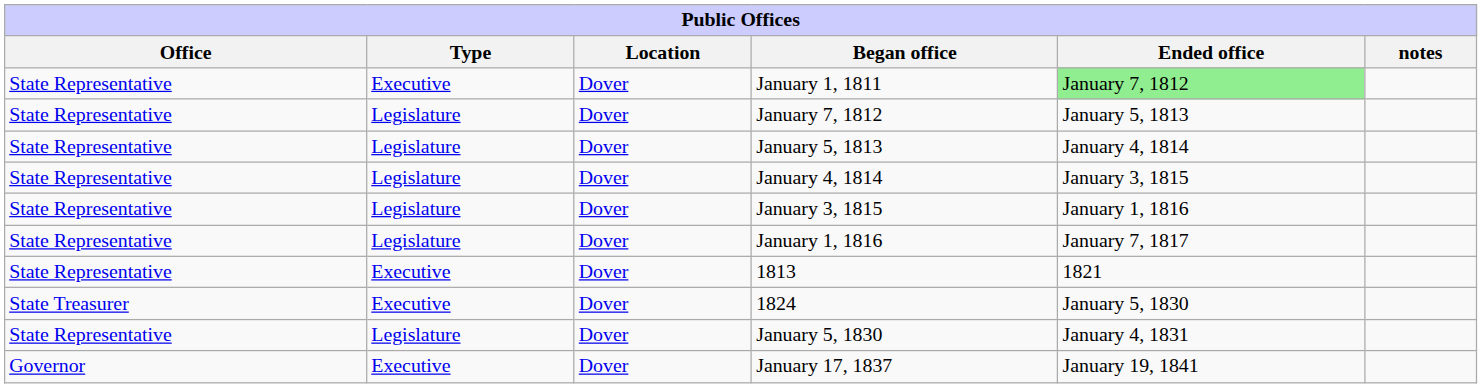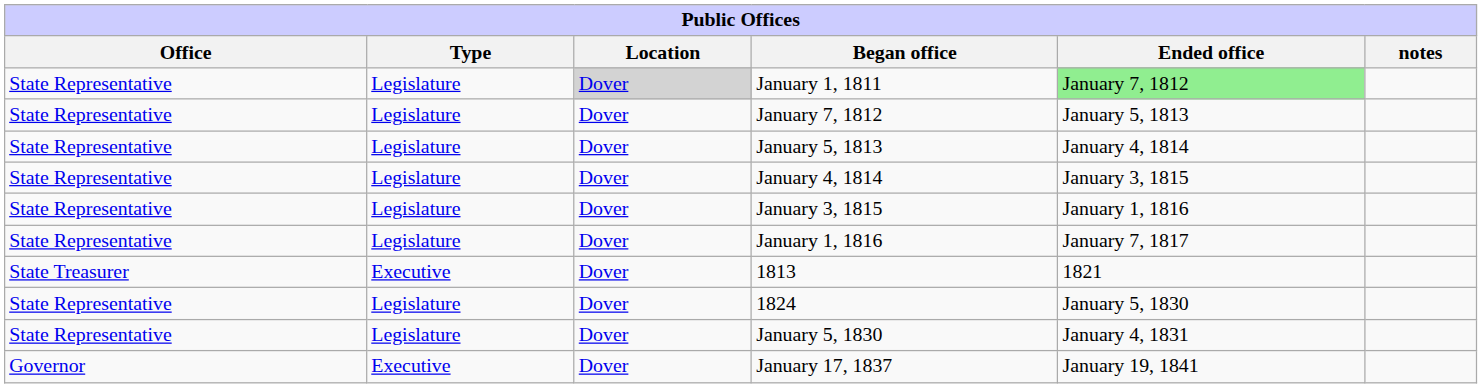(411, 83) Executive -> (416, 83) Legislature
(604, 83) no background -> (604, 83) lightgrey background
(90, 271) State Representative -> (69, 271) State Treasurer
(69, 303) State Treasurer -> (90, 303) State Representative
(411, 303) Executive -> (416, 303) Legislature
